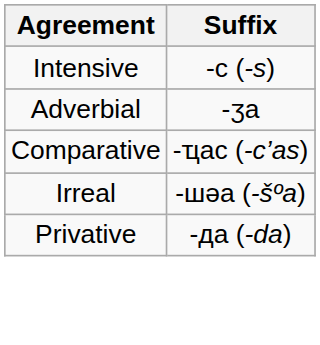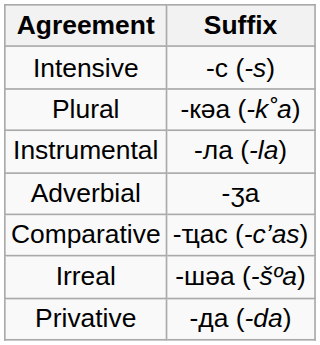+ row: (86, 109)
+ row: (86, 151)
